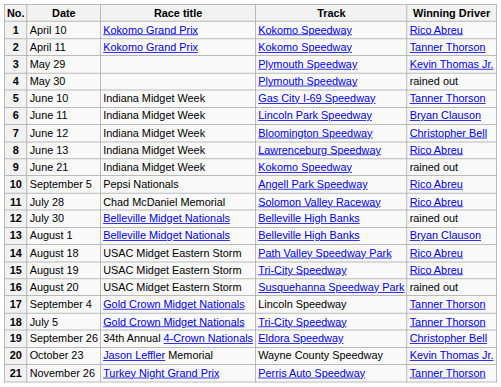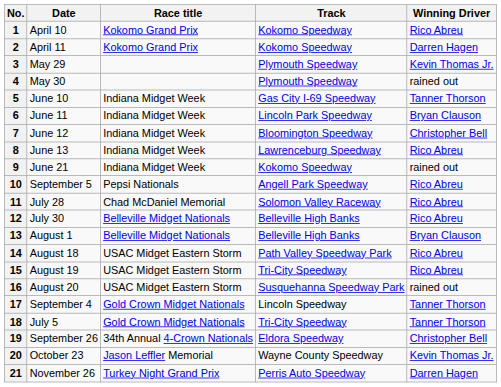(448, 47) Tanner Thorson -> (444, 47) Darren Hagen
(434, 218) rained out -> (436, 218) Rico Abreu
(448, 373) Tanner Thorson -> (444, 373) Darren Hagen
